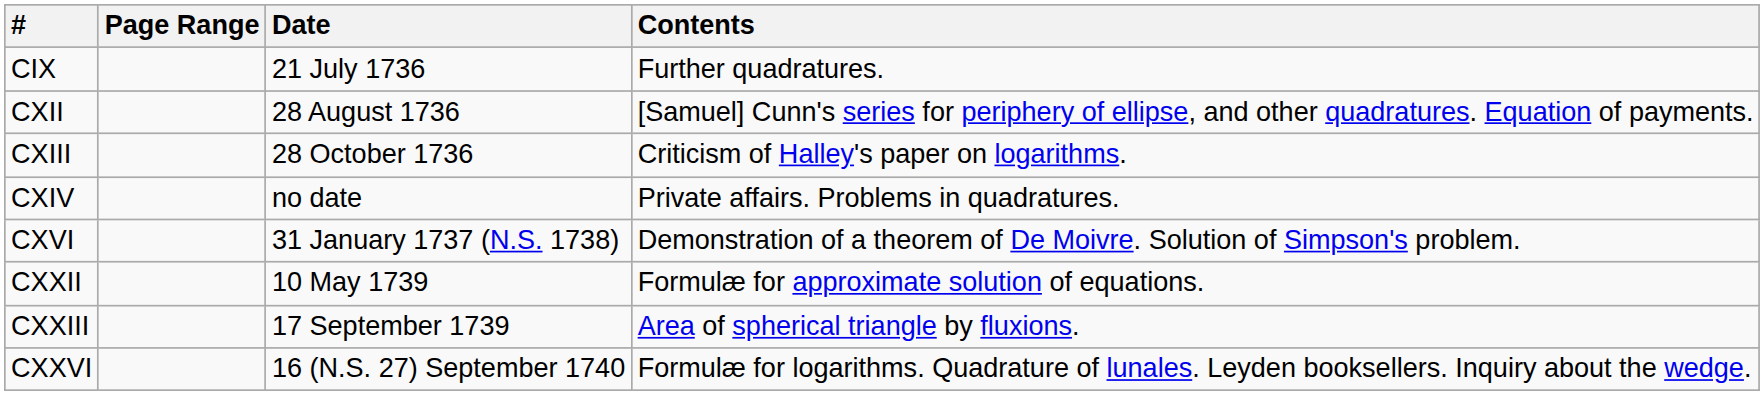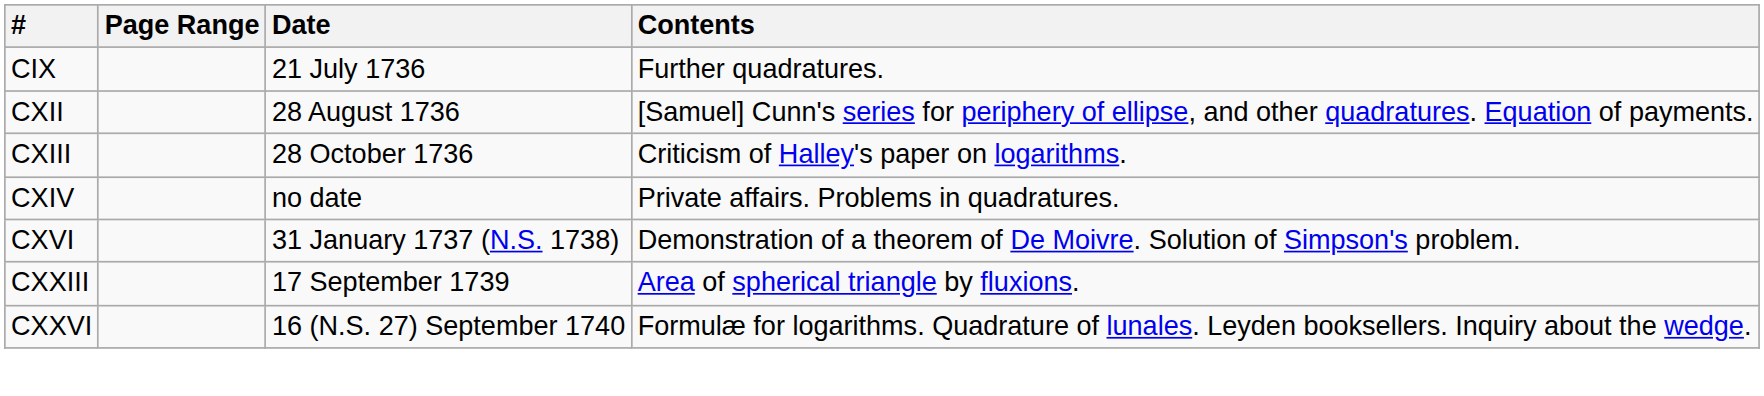- row: (46, 283)
